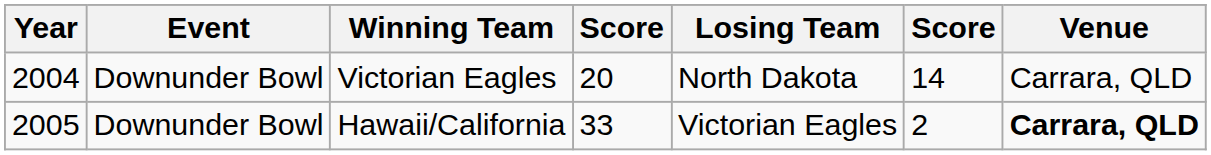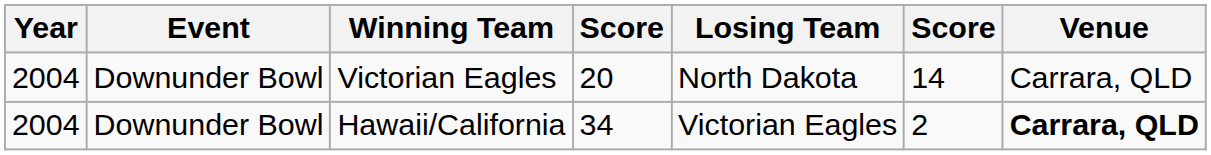(46, 125) 2005 -> (46, 125) 2004
(596, 125) 33 -> (596, 125) 34
